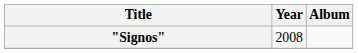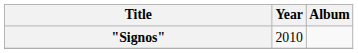(289, 37) 2008 -> (289, 37) 2010
